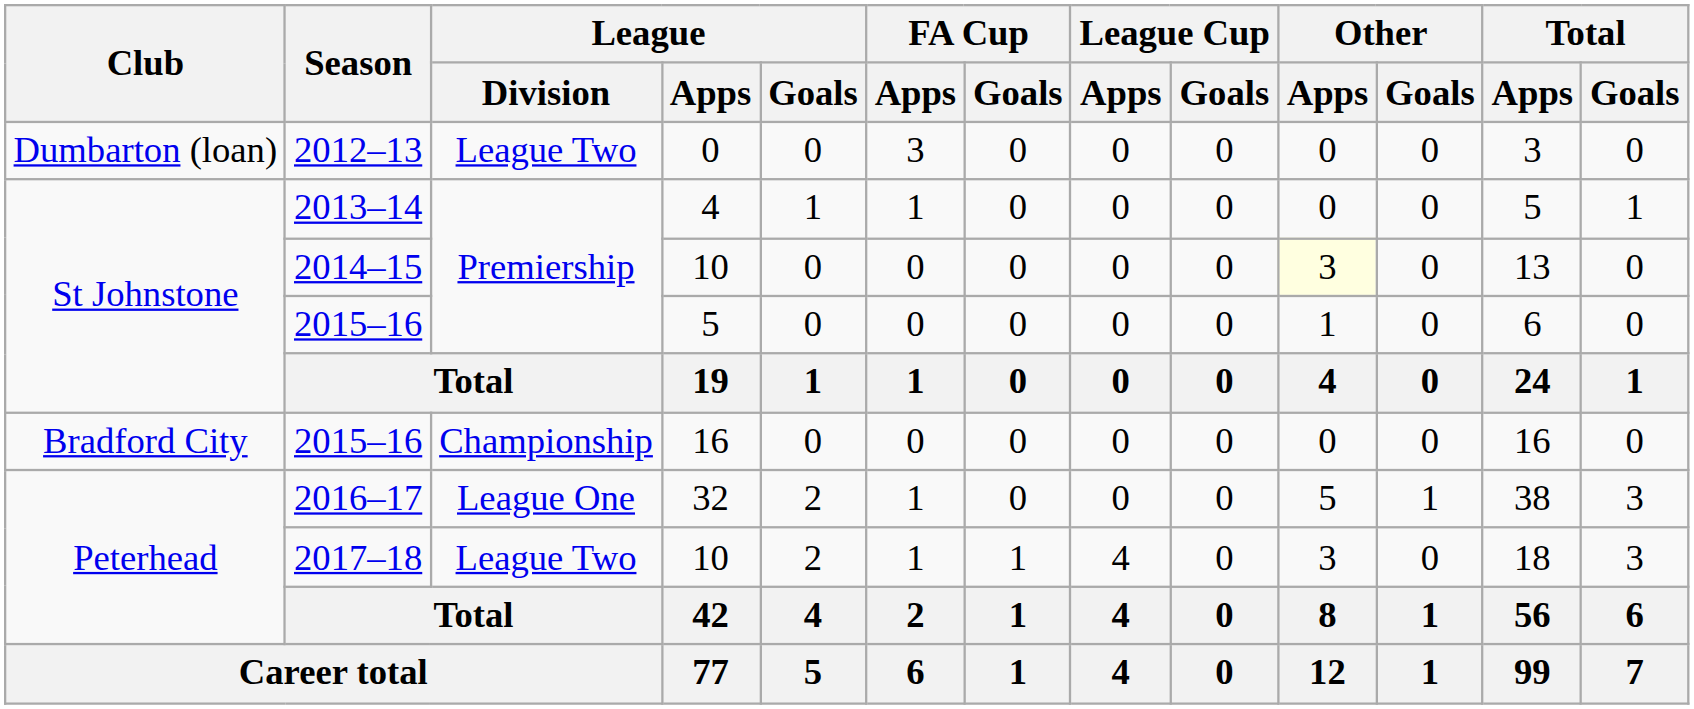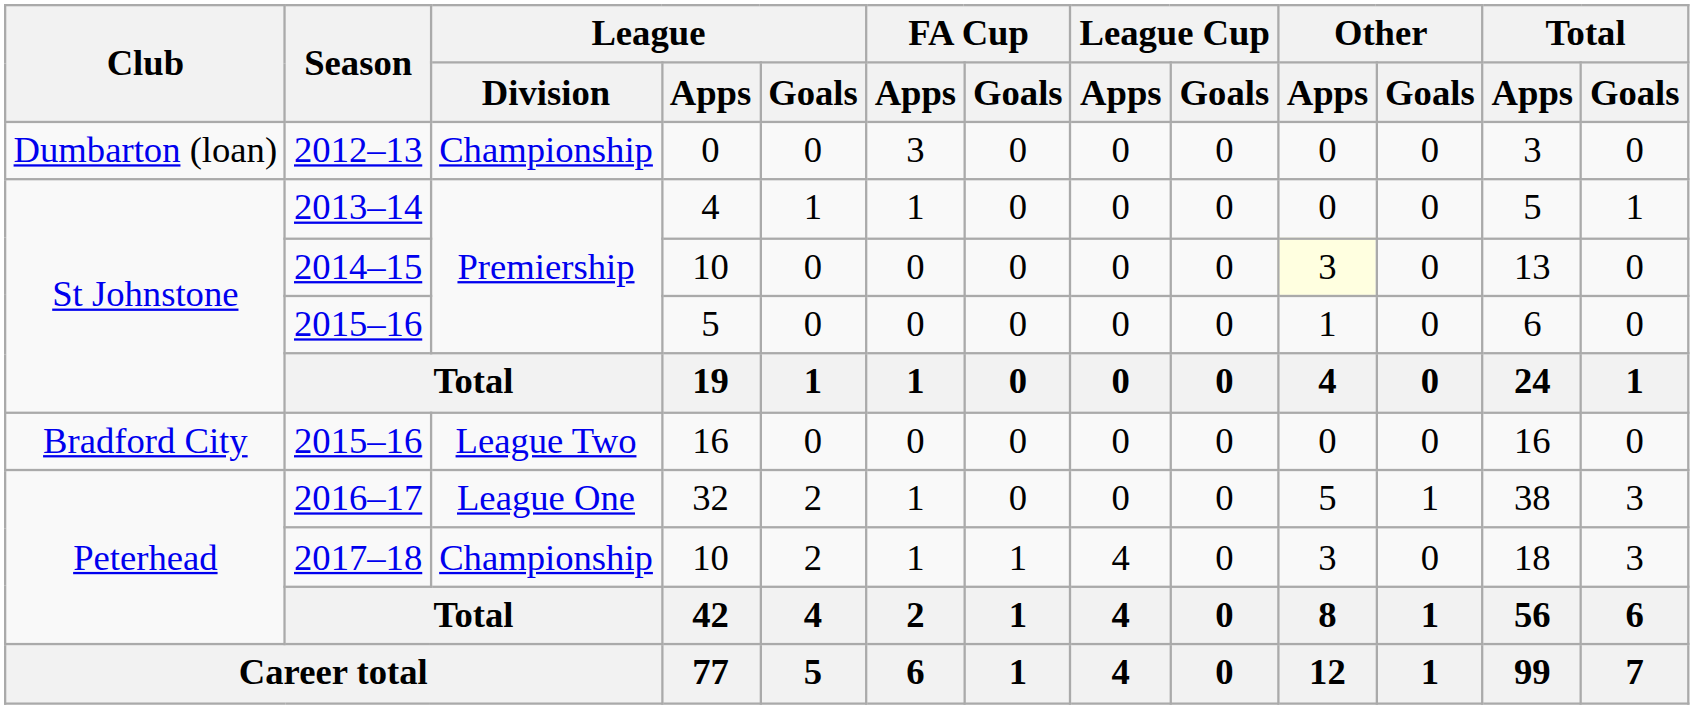(546, 149) League Two -> (546, 149) Championship
(546, 440) Championship -> (546, 440) League Two
(546, 556) League Two -> (546, 556) Championship
